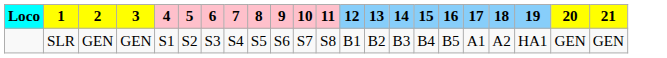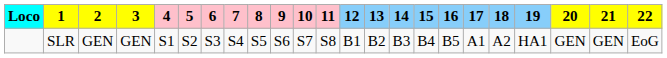+ column: (645, 16)
